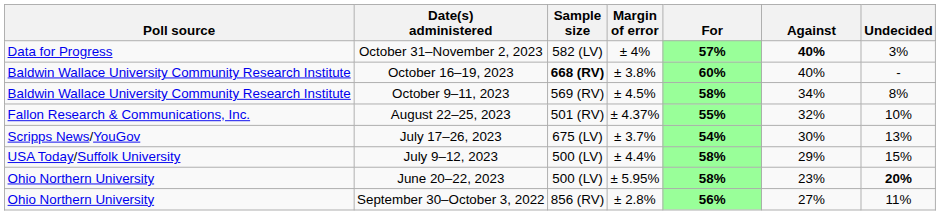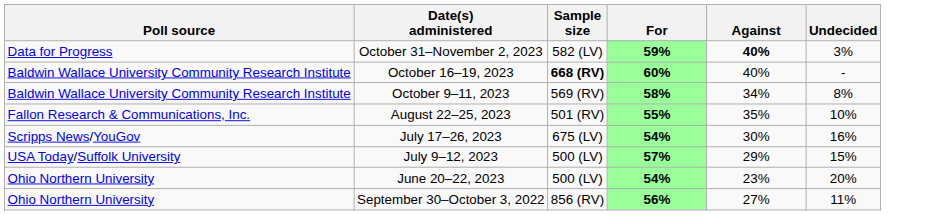- column: (635, 23)
(712, 51) 57% -> (657, 51) 59%
(811, 115) 32% -> (756, 115) 35%
(898, 136) 13% -> (843, 136) 16%
(712, 157) 58% -> (657, 157) 57%
(712, 178) 58% -> (657, 178) 54%
(898, 178) bold -> (843, 178) normal
